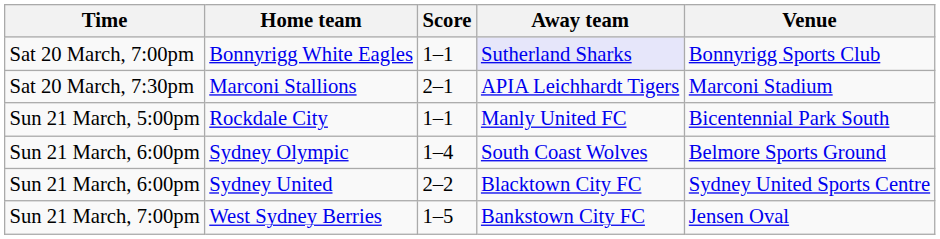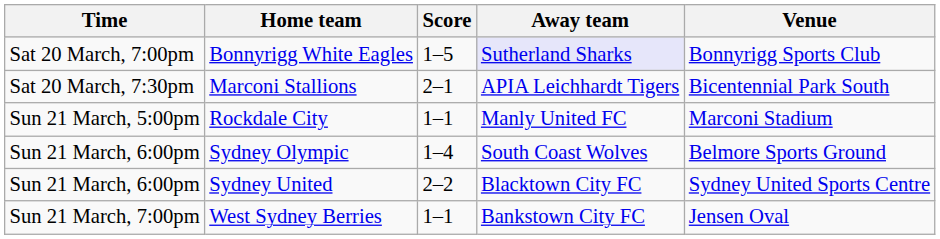(438, 53) 1–1 -> (438, 53) 1–5
(761, 86) Marconi Stadium -> (789, 86) Bicentennial Park South
(789, 119) Bicentennial Park South -> (761, 119) Marconi Stadium
(438, 217) 1–5 -> (438, 217) 1–1
